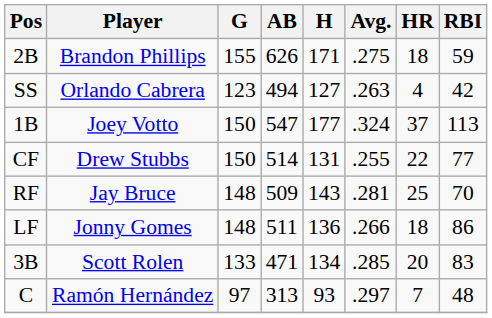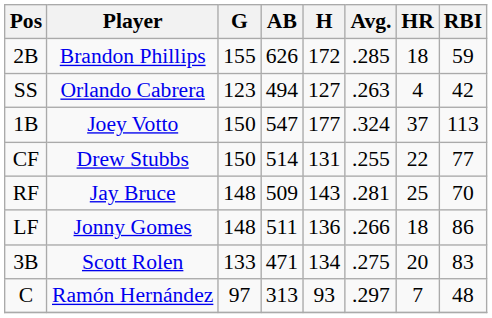(324, 55) 171 -> (324, 55) 172
(371, 55) .275 -> (371, 55) .285
(371, 261) .285 -> (371, 261) .275
